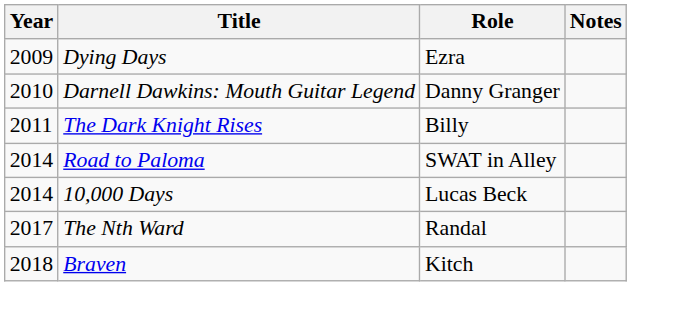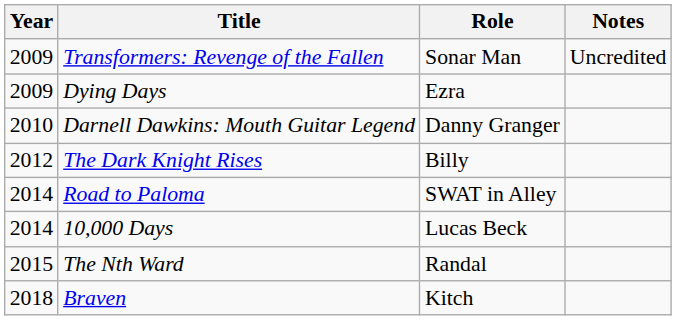+ row: (223, 56)
(31, 125) 2011 -> (31, 159) 2012
(31, 228) 2017 -> (31, 263) 2015
